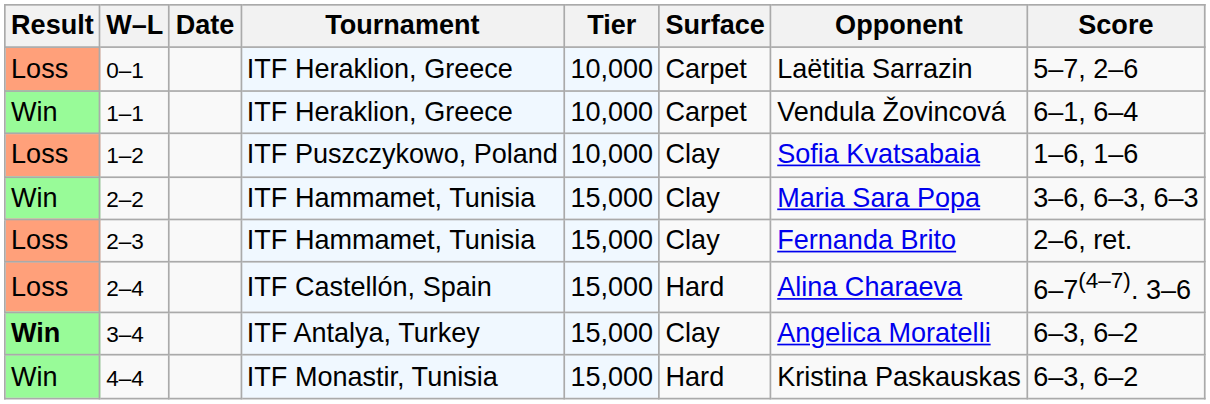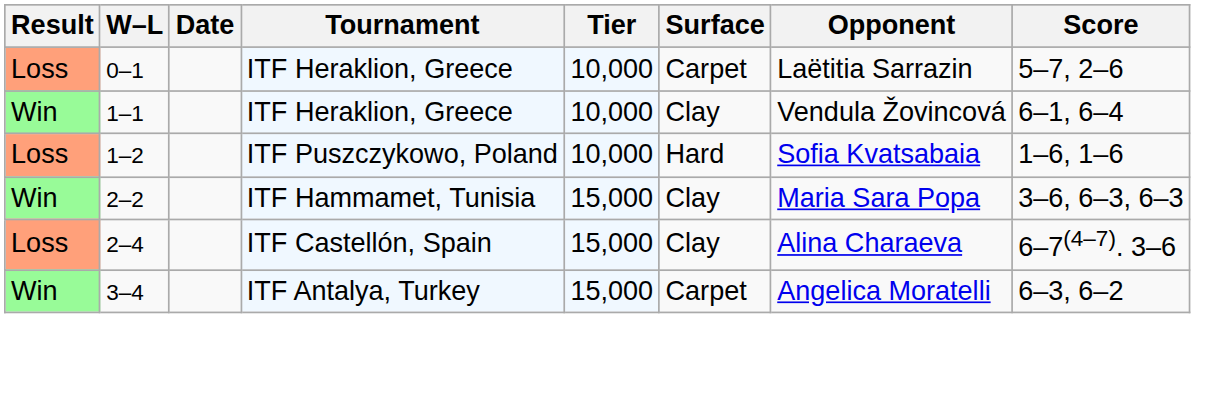(706, 111) Carpet -> (693, 111) Clay
(693, 154) Clay -> (695, 154) Hard
- row: (125, 242)
(695, 286) Hard -> (693, 244) Clay
(36, 333) bold -> (34, 290) normal
(693, 333) Clay -> (706, 290) Carpet
- row: (125, 378)
